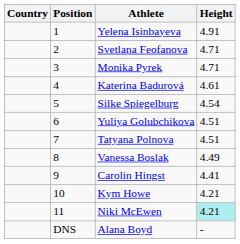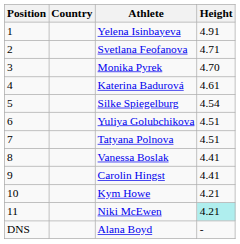columns swapped: (73, 13) <-> (27, 13)
(210, 67) 4.71 -> (210, 67) 4.70
(210, 157) 4.49 -> (210, 157) 4.41
